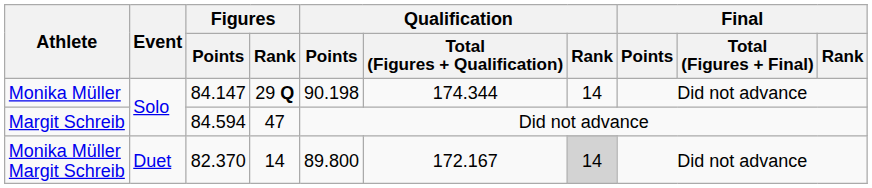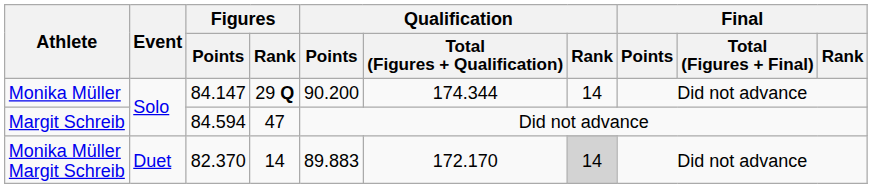(332, 93) 90.198 -> (332, 93) 90.200
(332, 160) 89.800 -> (332, 160) 89.883
(465, 160) 172.167 -> (465, 160) 172.170
